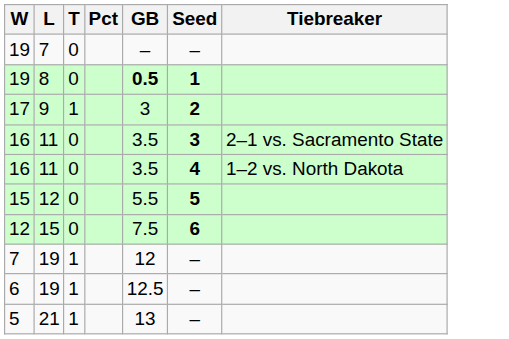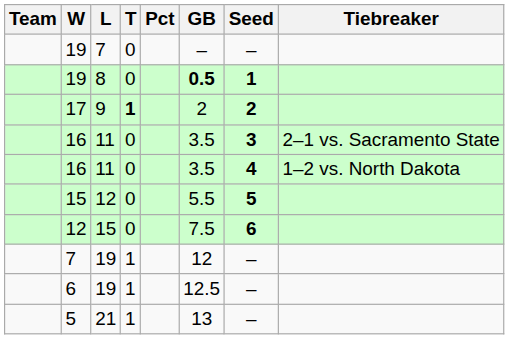+ column: (33, 19)
(74, 109) normal -> (130, 109) bold
(145, 109) 3 -> (202, 109) 2
